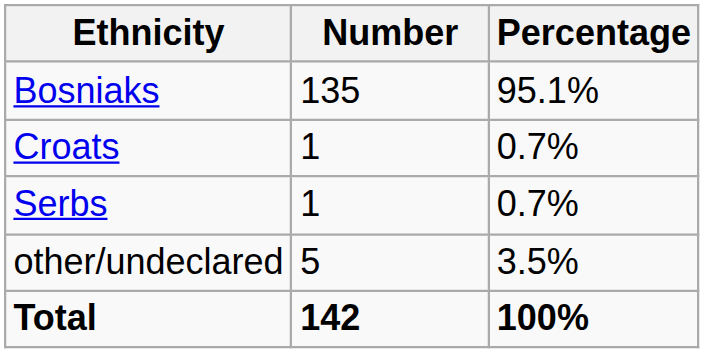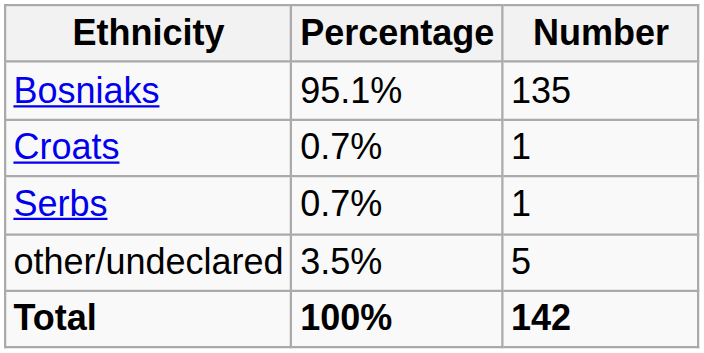columns swapped: (390, 33) <-> (594, 33)
